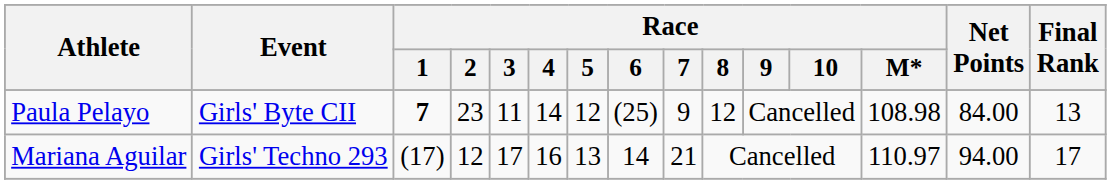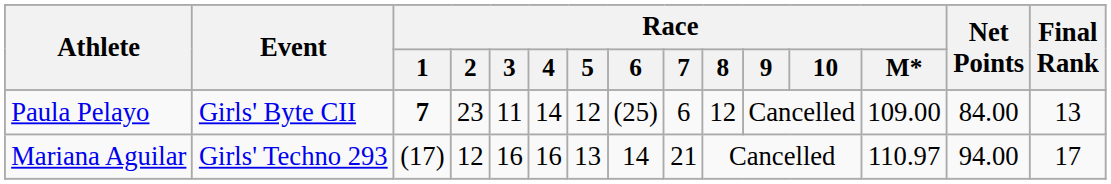(684, 112) 9 -> (684, 112) 6
(904, 112) 108.98 -> (904, 112) 109.00
(509, 156) 17 -> (509, 156) 16
